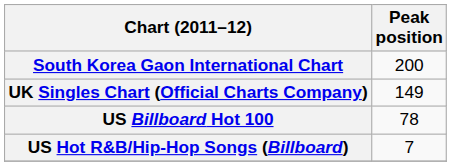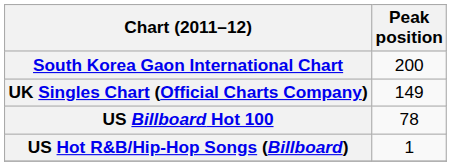(409, 147) 7 -> (409, 147) 1
